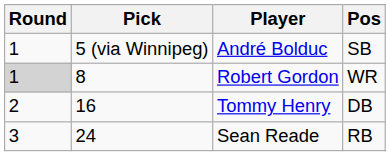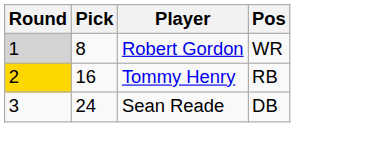- row: (272, 48)
(14, 106) no background -> (14, 77) gold background
(360, 106) DB -> (265, 77) RB
(360, 135) RB -> (265, 106) DB
